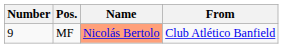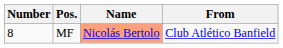(10, 33) 9 -> (10, 33) 8
